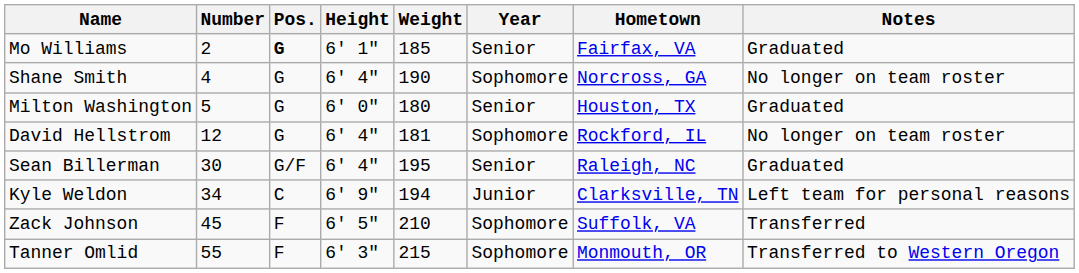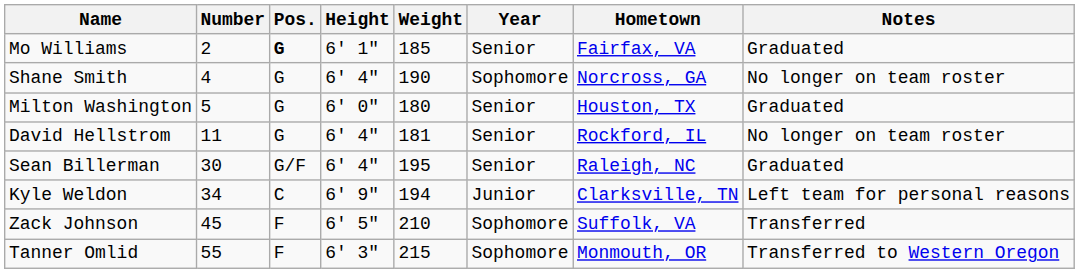(211, 136) 12 -> (211, 136) 11
(520, 136) Sophomore -> (504, 136) Senior
